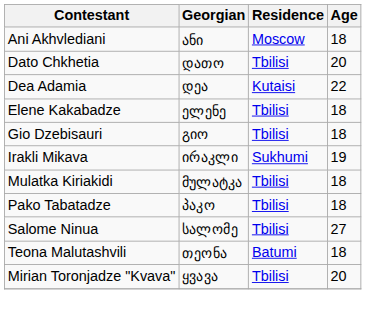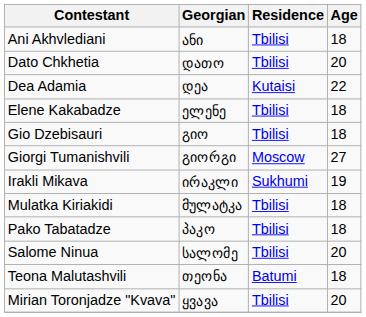(278, 39) Moscow -> (270, 39) Tbilisi
+ row: (69, 157)
(339, 229) 27 -> (339, 252) 20
